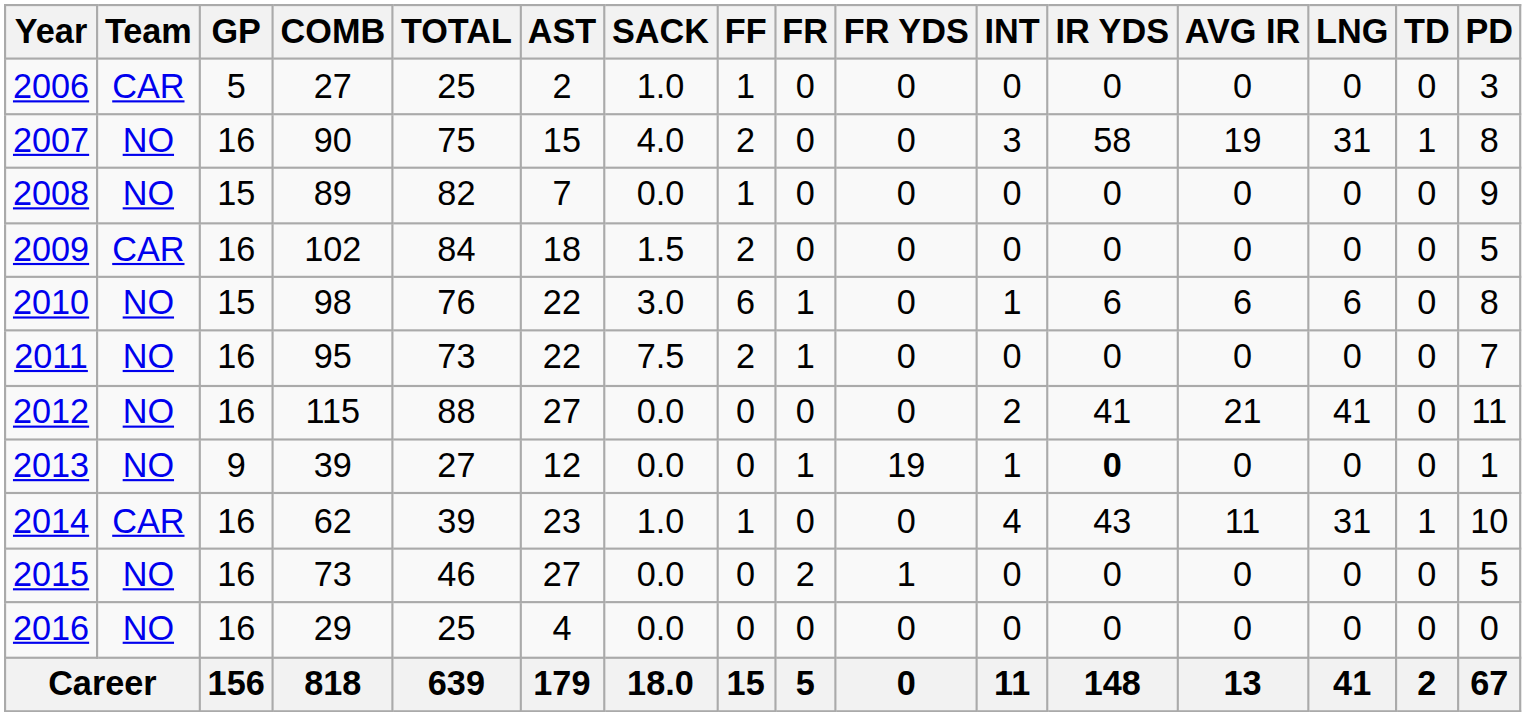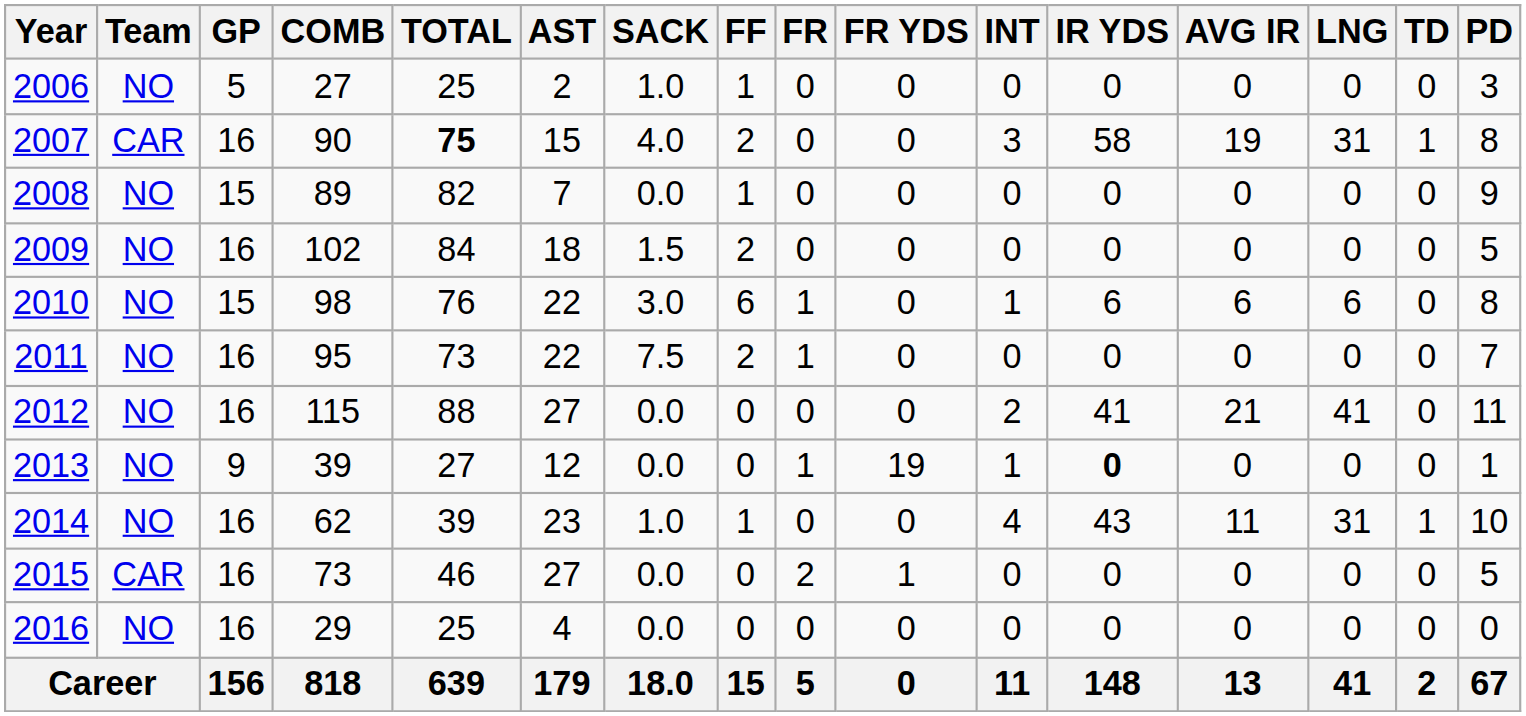(148, 85) CAR -> (148, 85) NO
(148, 140) NO -> (148, 140) CAR
(456, 140) normal -> (456, 140) bold
(148, 248) CAR -> (148, 248) NO
(148, 520) CAR -> (148, 520) NO
(148, 574) NO -> (148, 574) CAR
